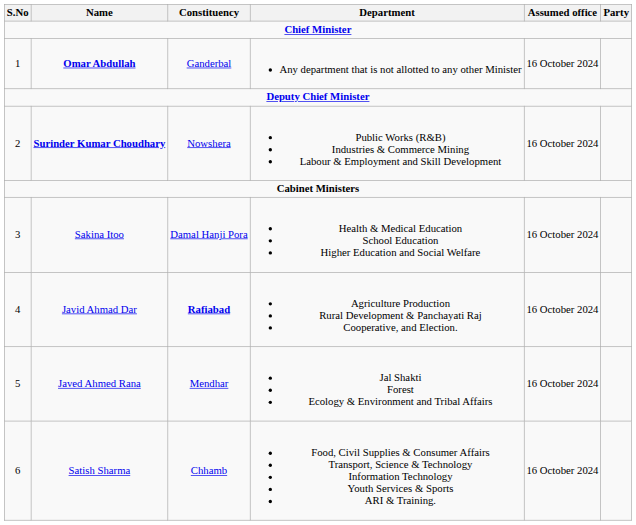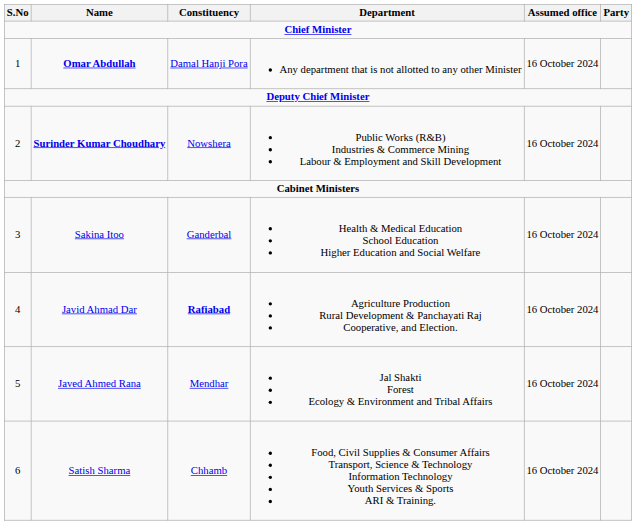(209, 63) Ganderbal -> (209, 63) Damal Hanji Pora
(209, 234) Damal Hanji Pora -> (209, 234) Ganderbal
